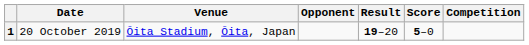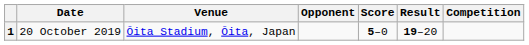columns swapped: (424, 13) <-> (381, 13)
